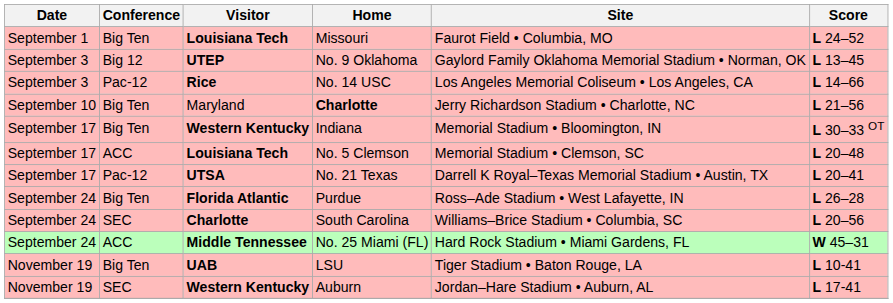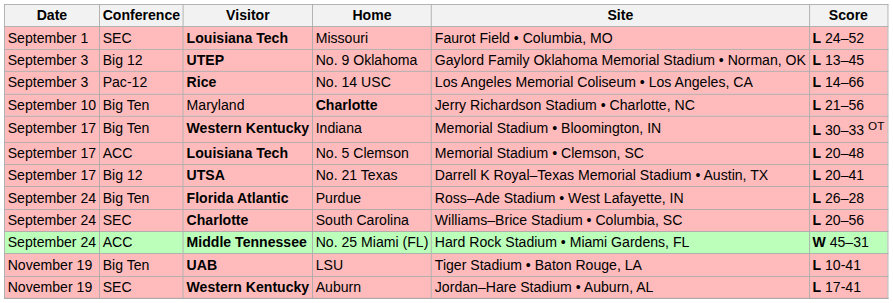(126, 37) Big Ten -> (117, 37) SEC
(125, 175) Pac-12 -> (123, 175) Big 12
